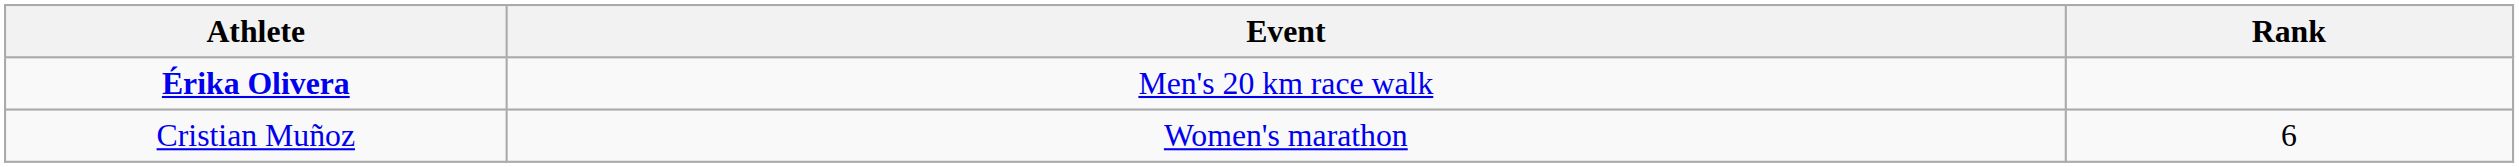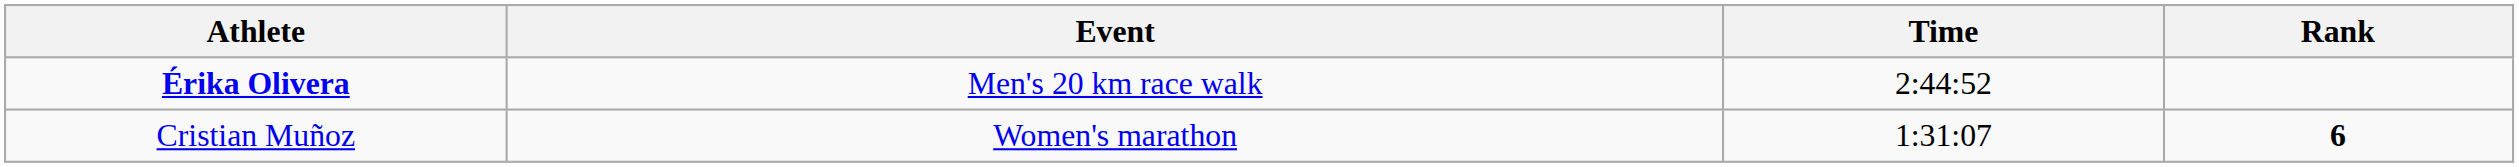+ column: (1943, 30)
(2289, 135) normal -> (2338, 135) bold
